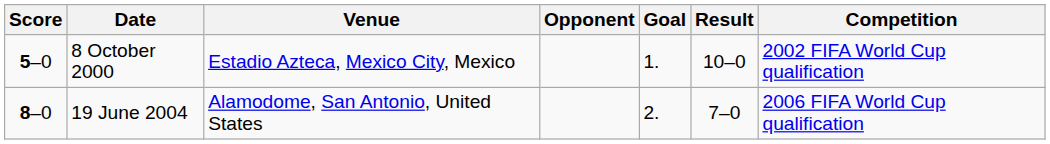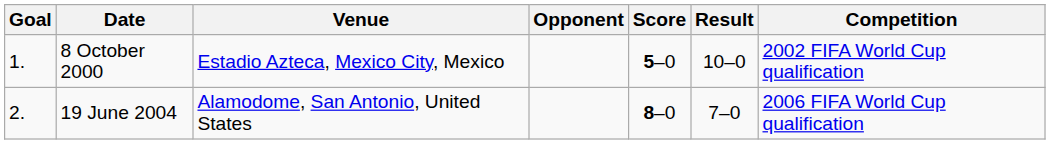columns swapped: (665, 19) <-> (36, 19)
